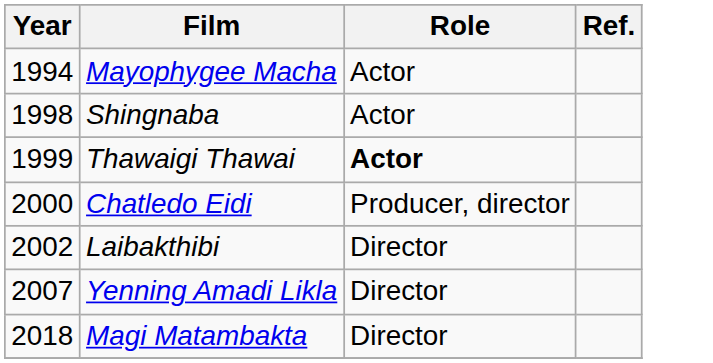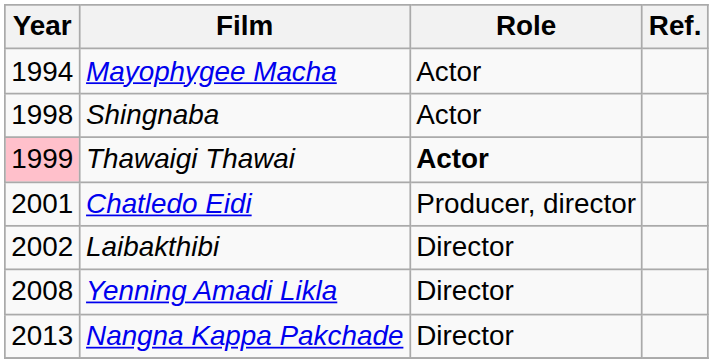(42, 159) no background -> (42, 159) pink background
(42, 203) 2000 -> (42, 203) 2001
(42, 291) 2007 -> (42, 291) 2008
+ row: (245, 335)
- row: (197, 335)
